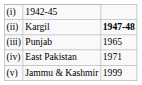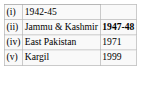(38, 27) Kargil -> (61, 27) Jammu & Kashmir
- row: (14, 42)
(62, 73) Jammu & Kashmir -> (37, 57) Kargil
